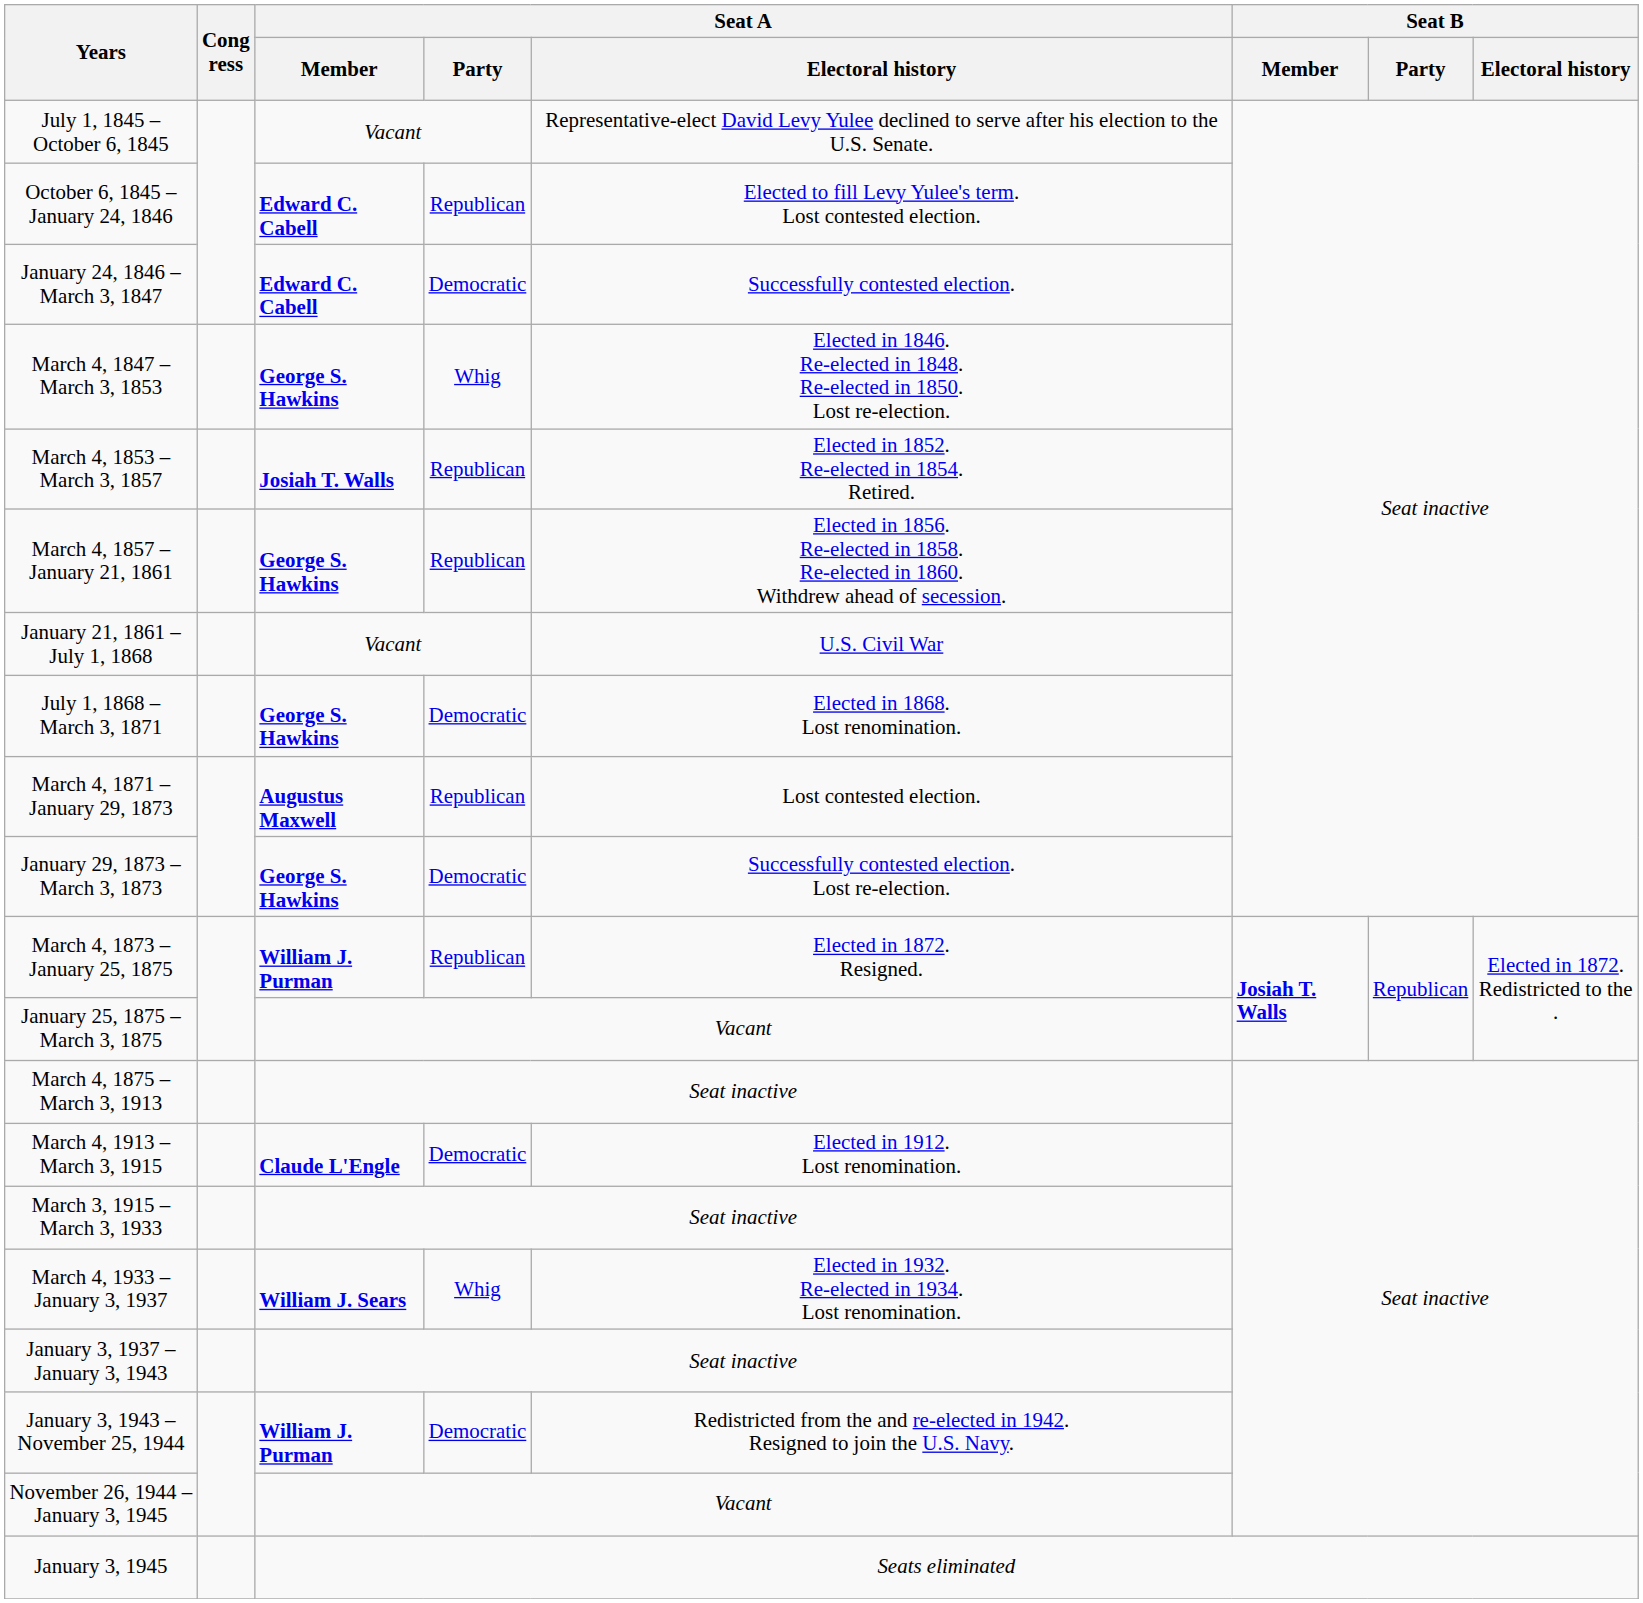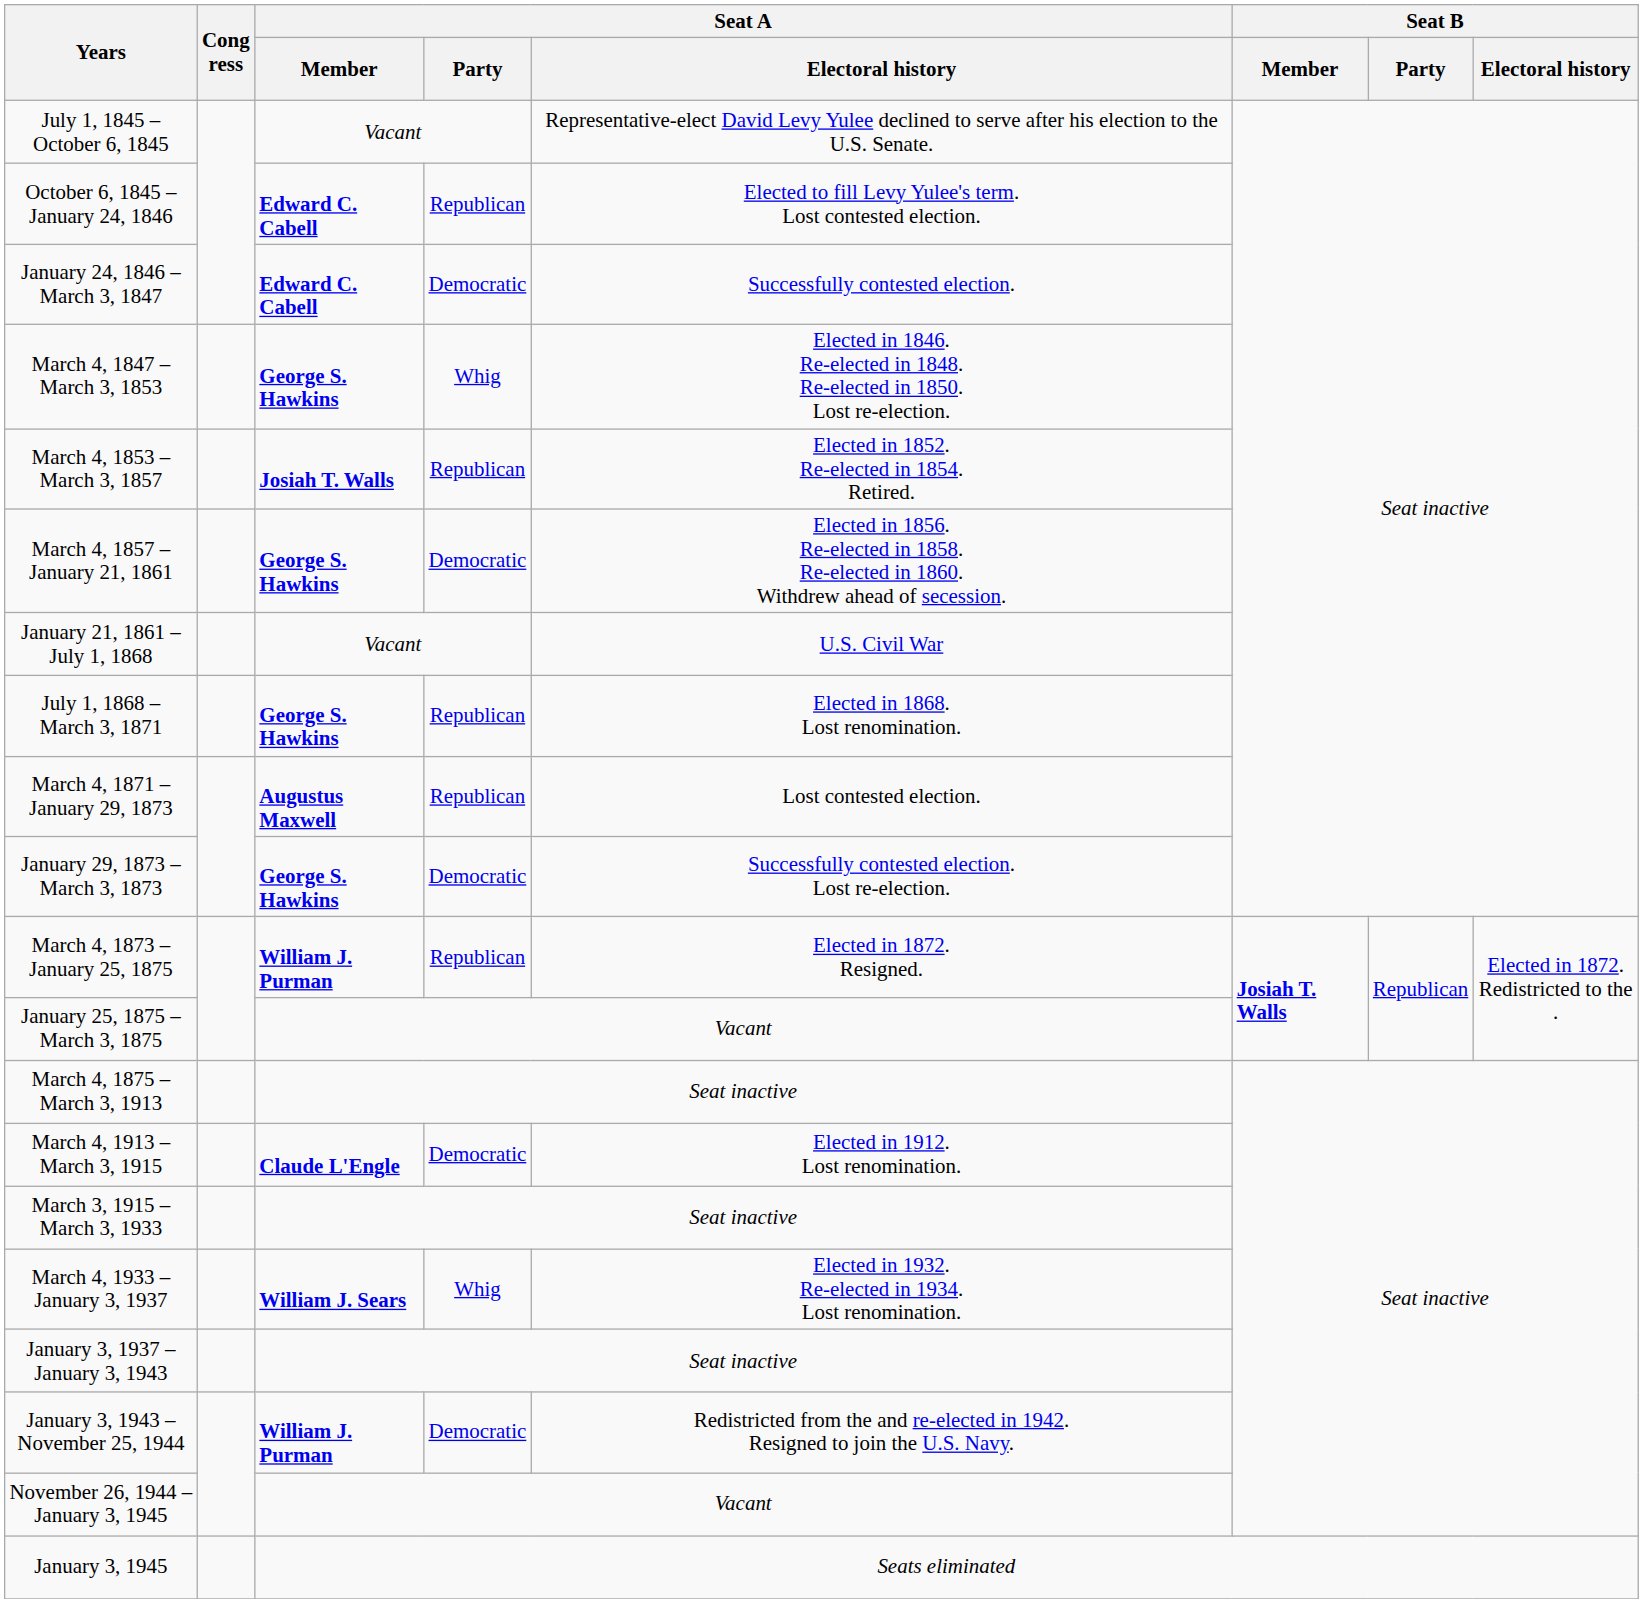(477, 560) Republican -> (477, 560) Democratic
(477, 715) Democratic -> (477, 715) Republican
